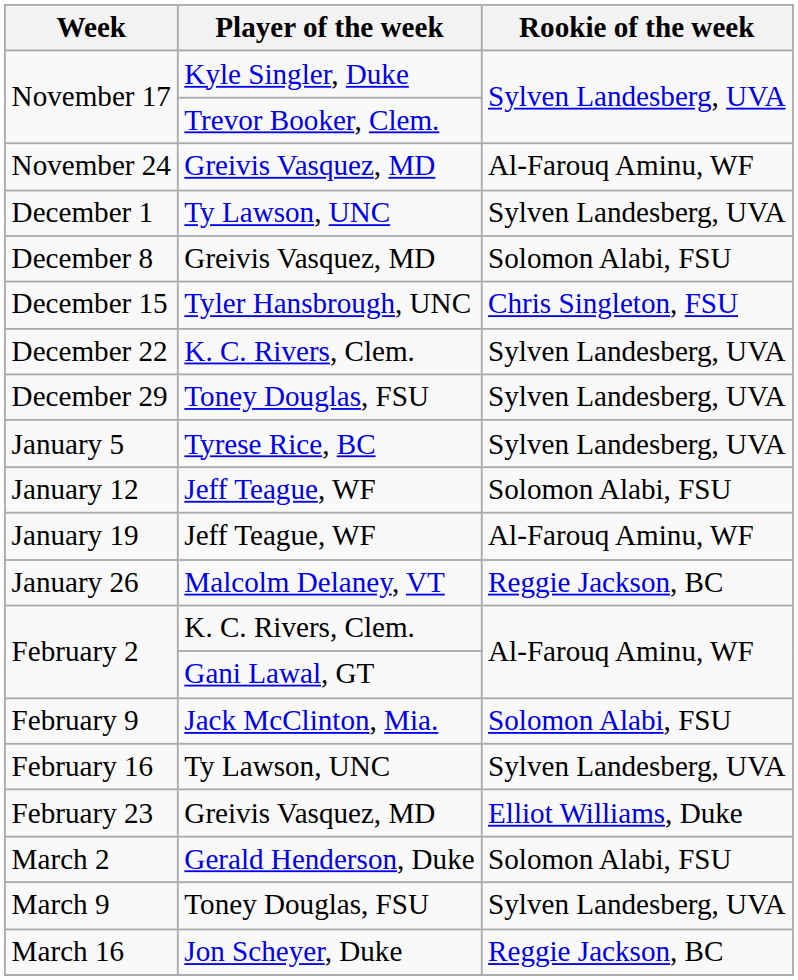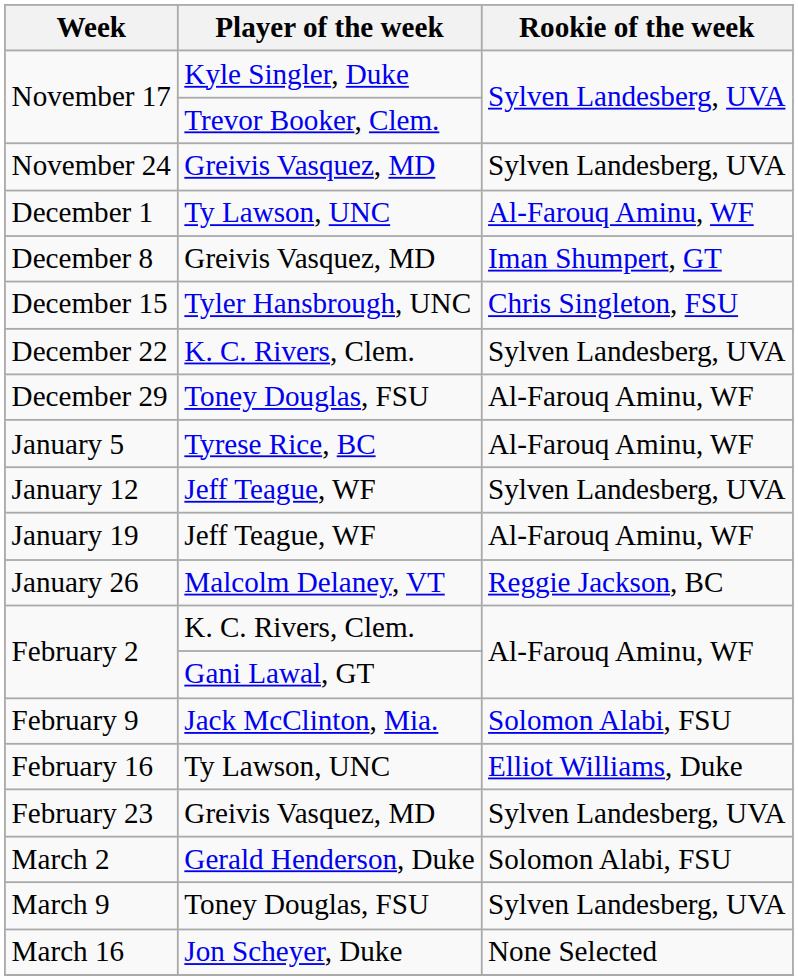(621, 166) Al-Farouq Aminu, WF -> (637, 166) Sylven Landesberg, UVA
(637, 212) Sylven Landesberg, UVA -> (621, 212) Al-Farouq Aminu, WF
(610, 258) Solomon Alabi, FSU -> (605, 258) Iman Shumpert, GT
(637, 397) Sylven Landesberg, UVA -> (621, 397) Al-Farouq Aminu, WF
(637, 443) Sylven Landesberg, UVA -> (621, 443) Al-Farouq Aminu, WF
(610, 489) Solomon Alabi, FSU -> (637, 489) Sylven Landesberg, UVA
(637, 766) Sylven Landesberg, UVA -> (615, 766) Elliot Williams, Duke
(615, 812) Elliot Williams, Duke -> (637, 812) Sylven Landesberg, UVA
(606, 951) Reggie Jackson, BC -> (573, 951) None Selected
